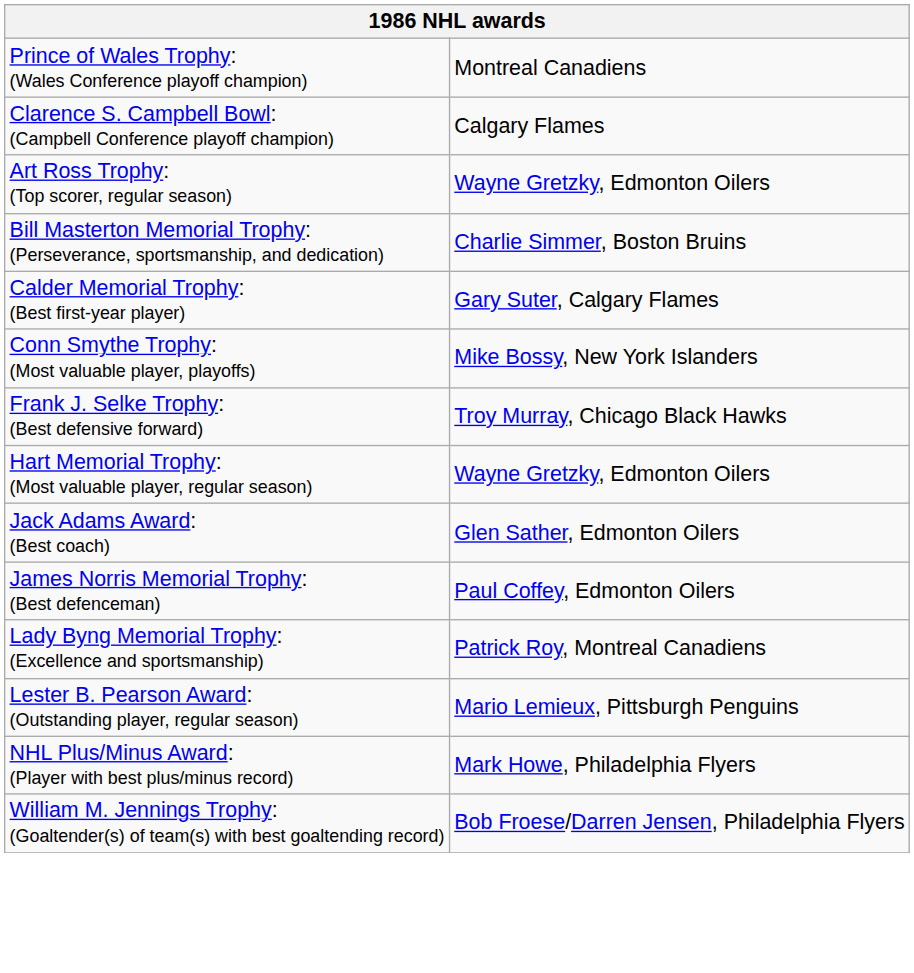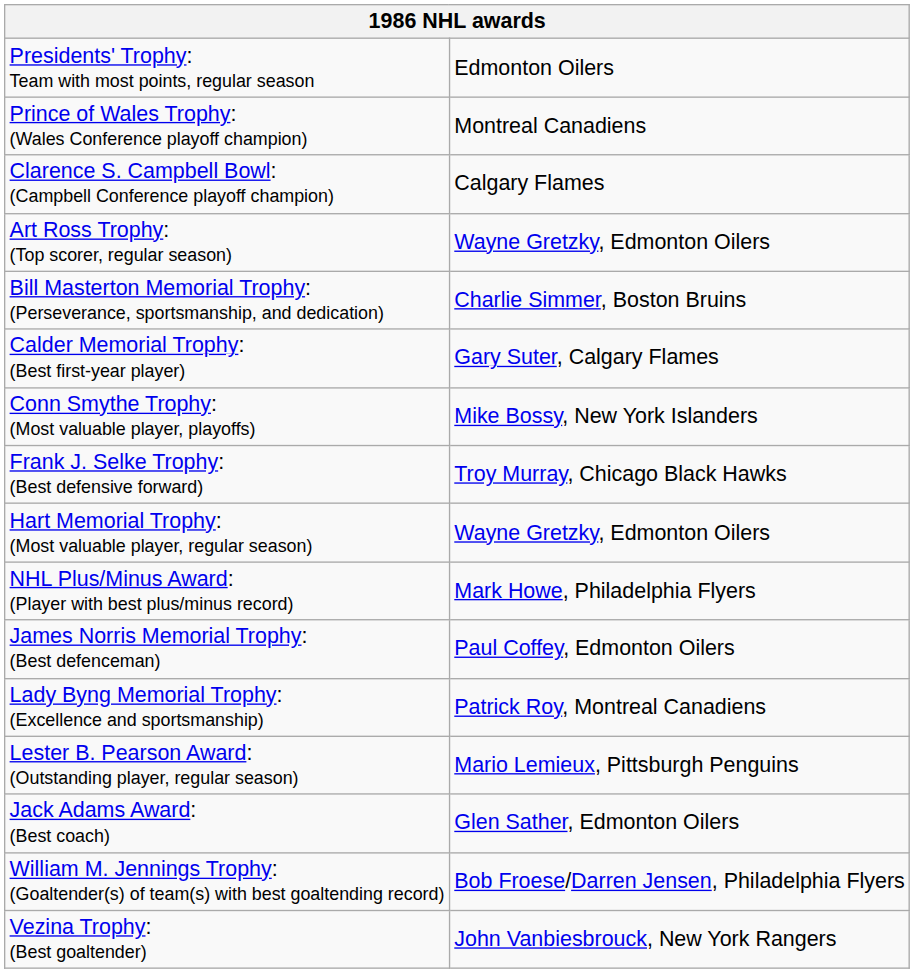+ row: (162, 67)
rows swapped: (103, 532) <-> (152, 765)
+ row: (81, 939)
